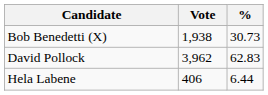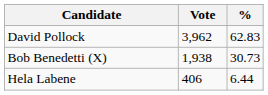rows swapped: (46, 57) <-> (57, 36)
